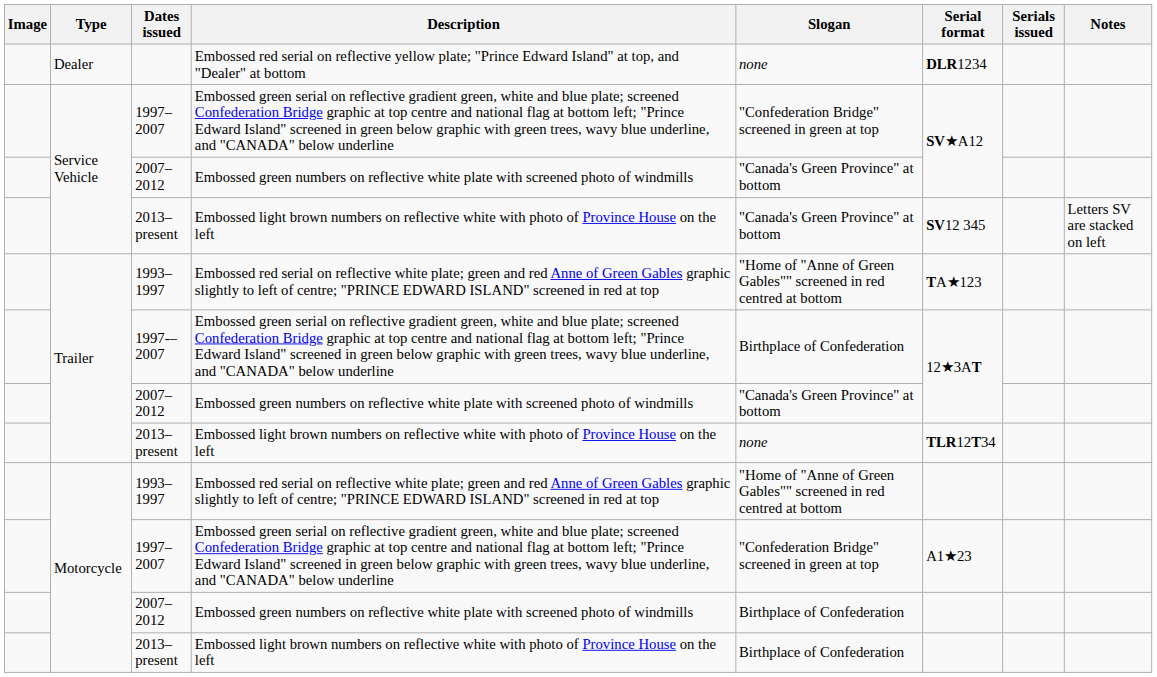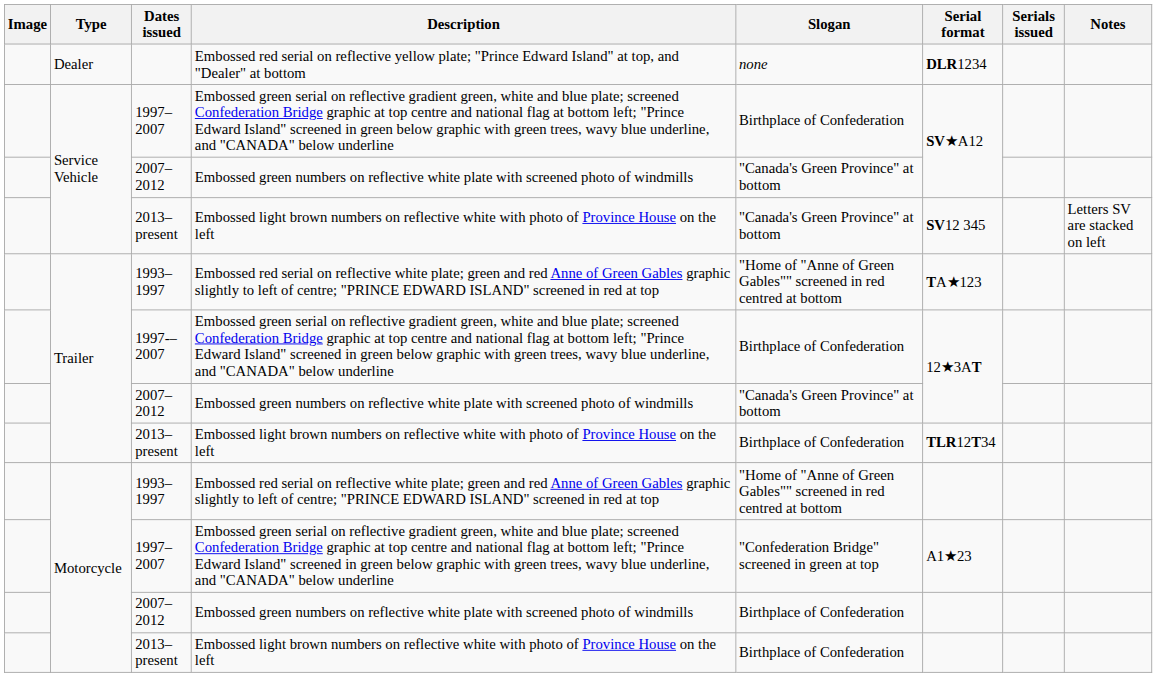(809, 120) "Confederation Bridge" screened in green at top -> (822, 120) Birthplace of Confederation
(753, 443) none -> (822, 443) Birthplace of Confederation
